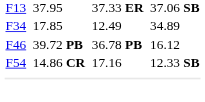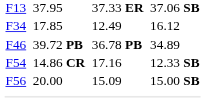(165, 26) 34.89 -> (165, 26) 16.12
(165, 44) 16.12 -> (165, 44) 34.89
+ row: (16, 81)
